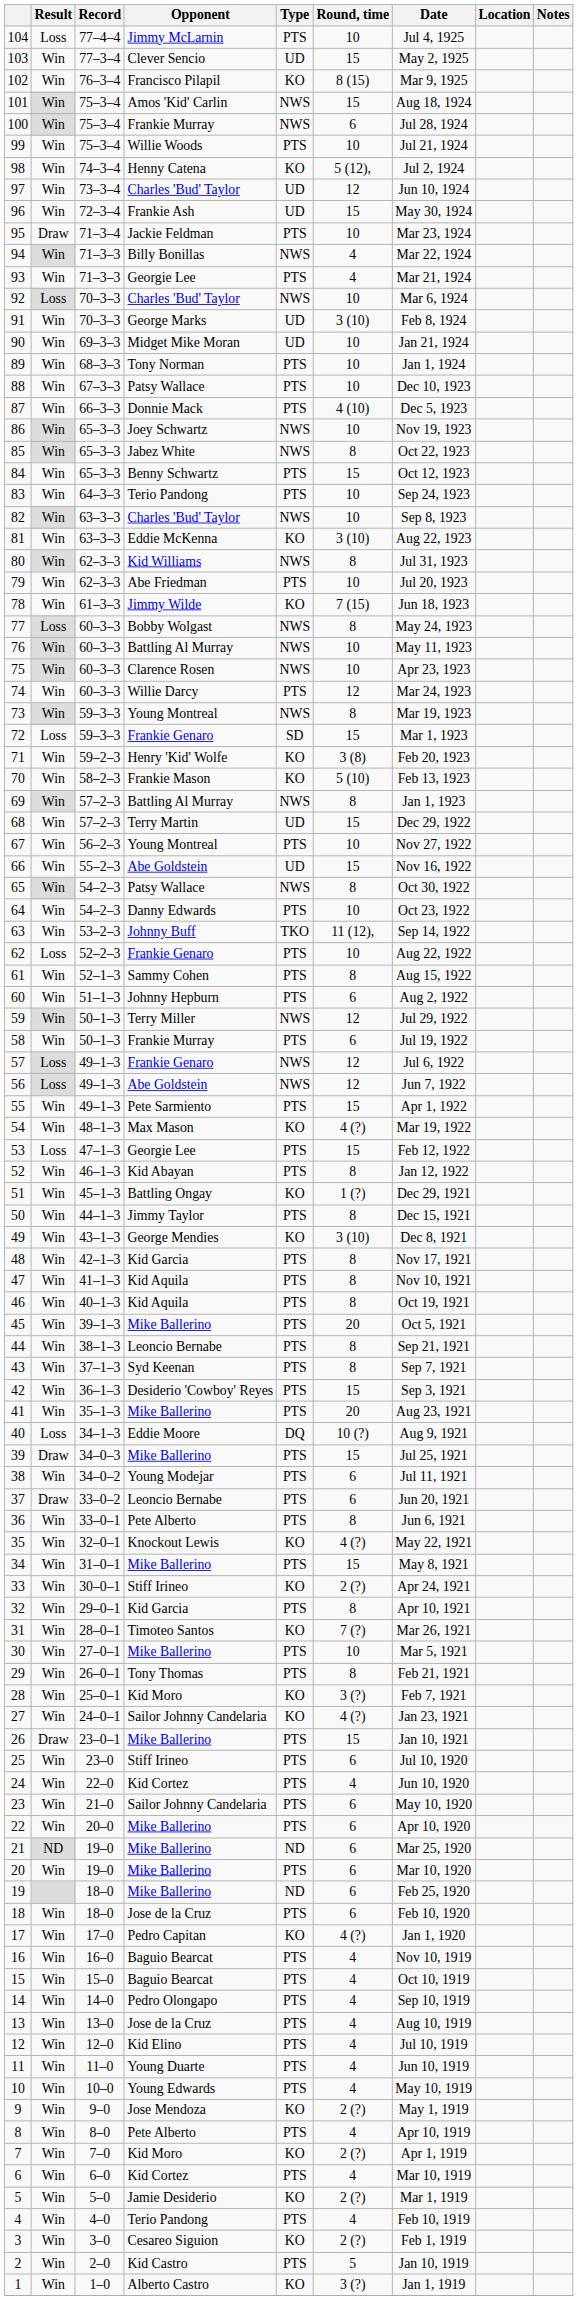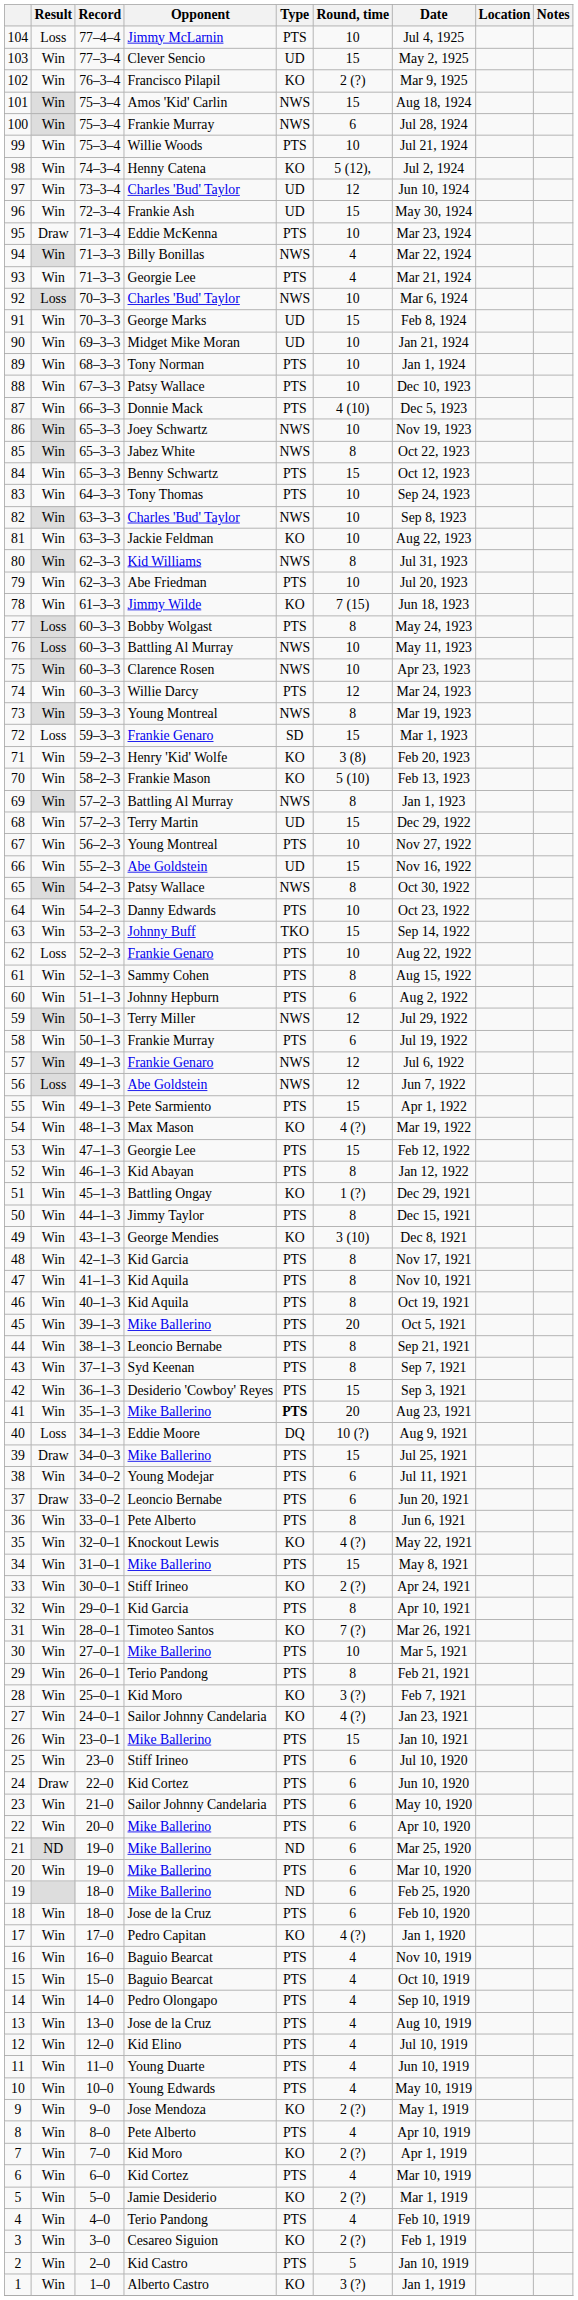(353, 80) 8 (15) -> (353, 80) 2 (?)
(171, 233) Jackie Feldman -> (172, 233) Eddie McKenna
(353, 320) 3 (10) -> (353, 320) 15
(168, 495) Terio Pandong -> (165, 495) Tony Thomas
(172, 539) Eddie McKenna -> (171, 539) Jackie Feldman
(353, 539) 3 (10) -> (353, 539) 10
(295, 626) NWS -> (295, 626) PTS
(53, 648) Win -> (53, 648) Loss
(353, 931) 11 (12), -> (353, 931) 15
(53, 1062) Loss -> (53, 1062) Win
(53, 1150) Loss -> (53, 1150) Win
(295, 1412) normal -> (295, 1412) bold
(165, 1673) Tony Thomas -> (168, 1673) Terio Pandong
(53, 1739) Draw -> (53, 1739) Win
(53, 1783) Win -> (53, 1783) Draw
(353, 1783) 4 -> (353, 1783) 6
